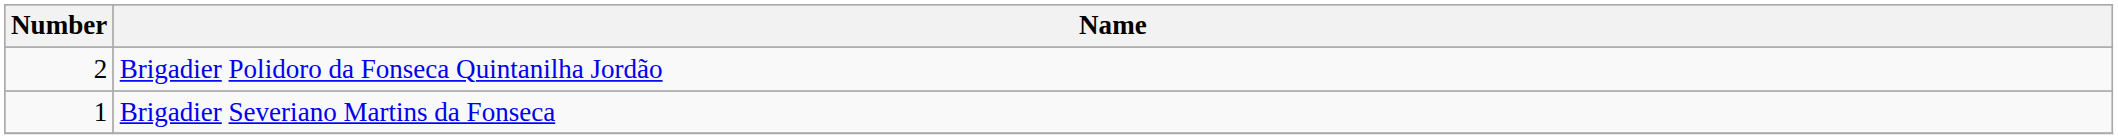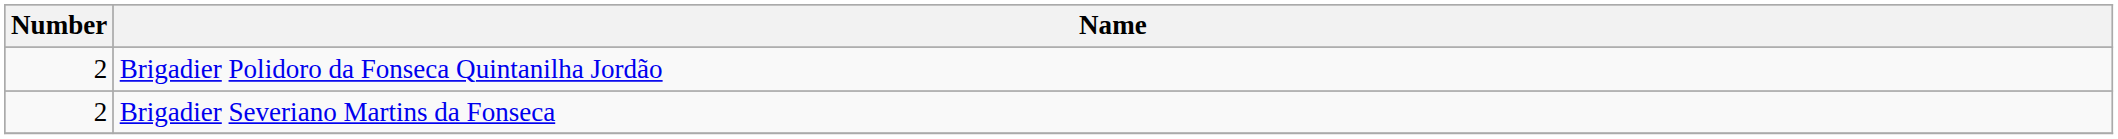(100, 111) 1 -> (100, 111) 2
